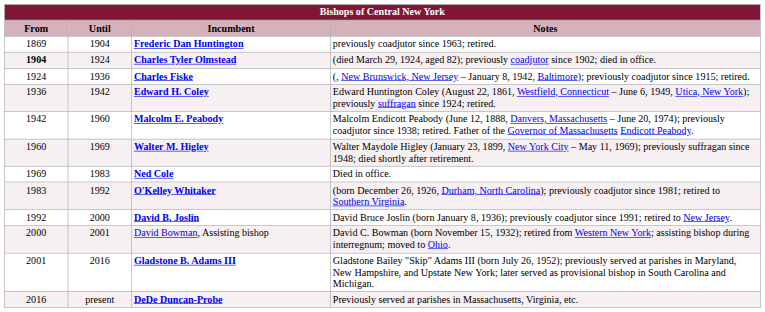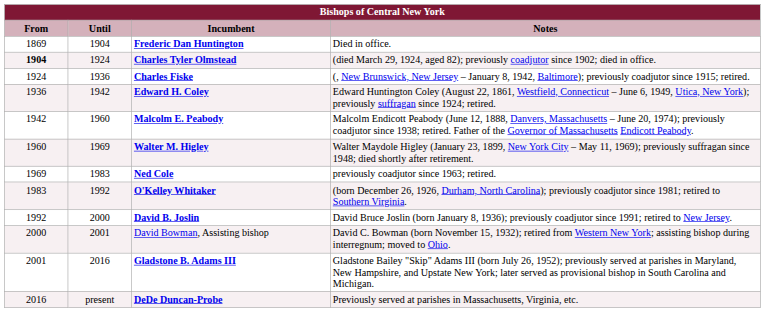(414, 44) previously coadjutor since 1963; retired. -> (362, 44) Died in office.
(362, 174) Died in office. -> (414, 174) previously coadjutor since 1963; retired.
